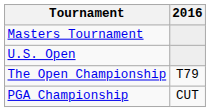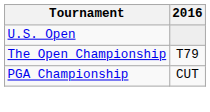- row: (76, 35)
